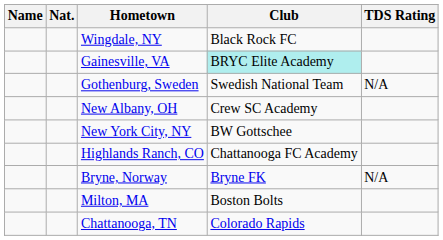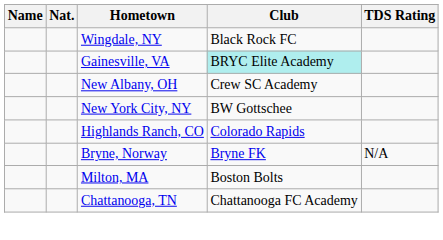- row: (140, 85)
(284, 154) Chattanooga FC Academy -> (258, 131) Colorado Rapids
(258, 223) Colorado Rapids -> (284, 200) Chattanooga FC Academy
